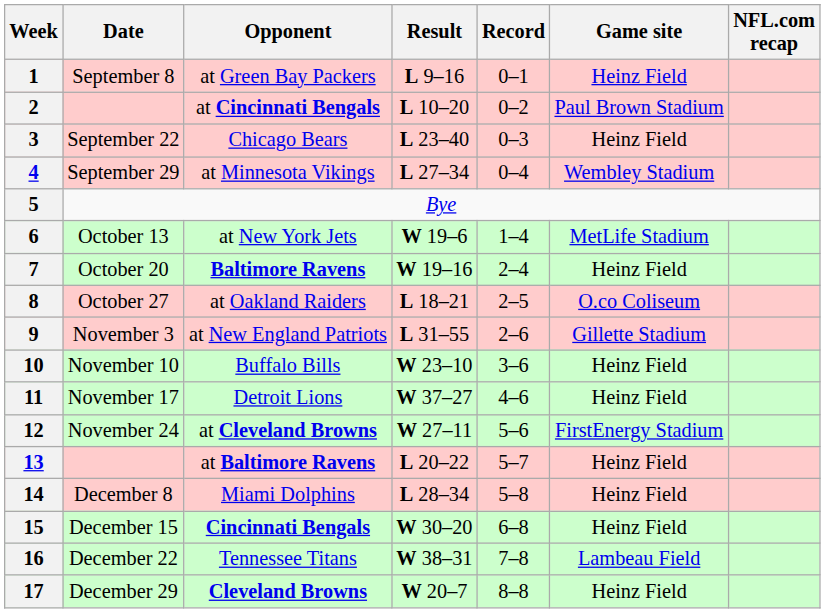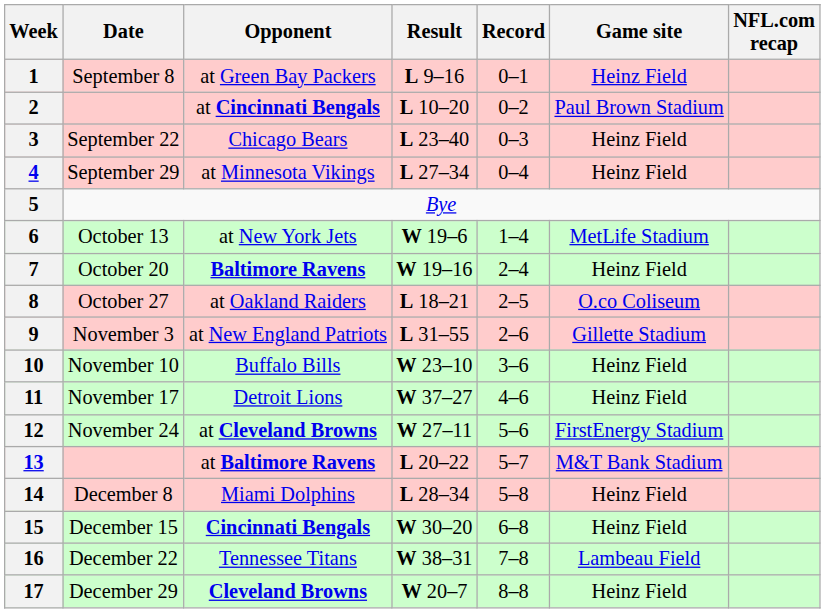(639, 172) Wembley Stadium -> (639, 172) Heinz Field
(639, 462) Heinz Field -> (639, 462) M&T Bank Stadium
